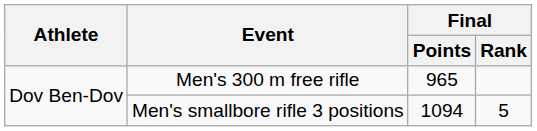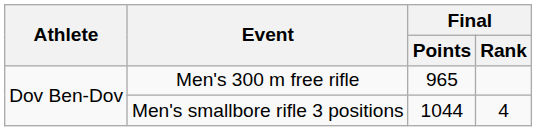(442, 111) 1094 -> (442, 111) 1044
(504, 111) 5 -> (504, 111) 4
